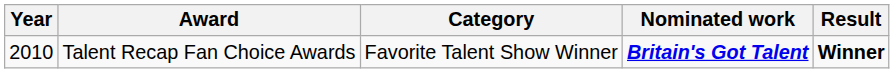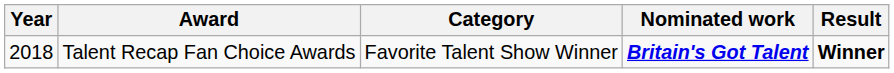(31, 51) 2010 -> (31, 51) 2018
